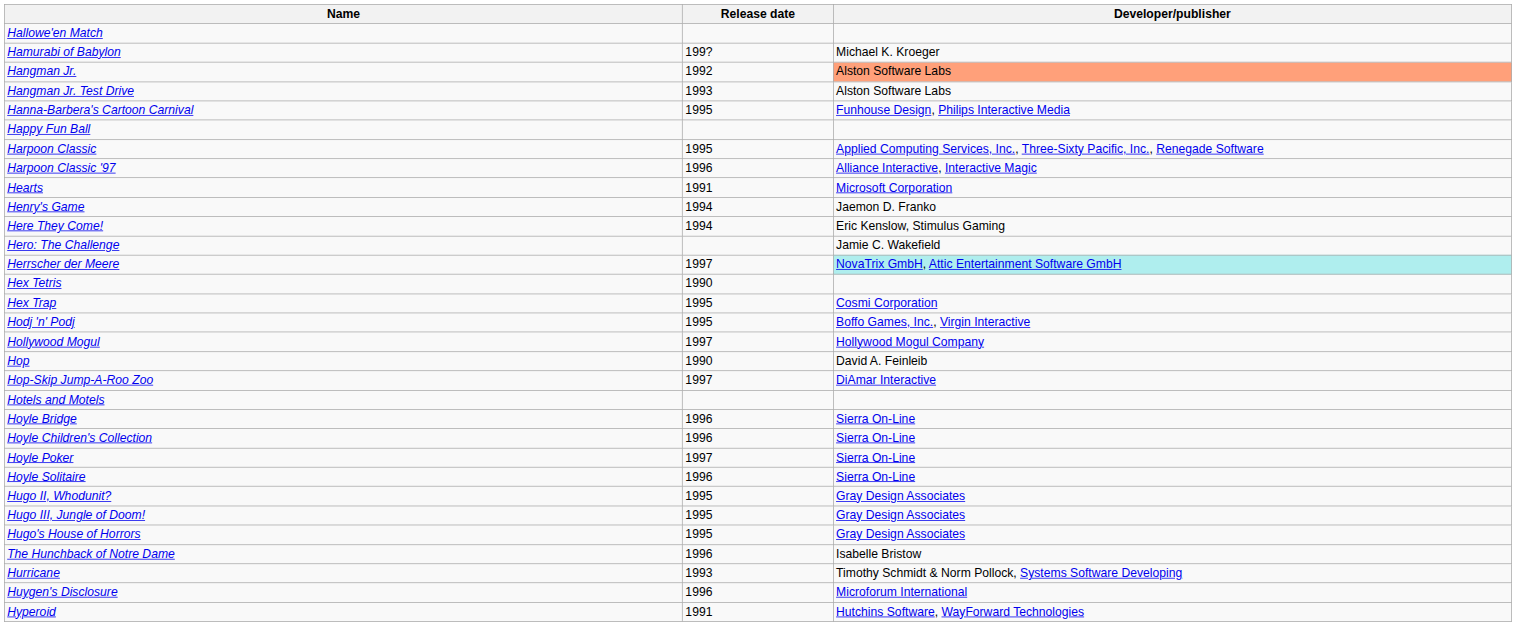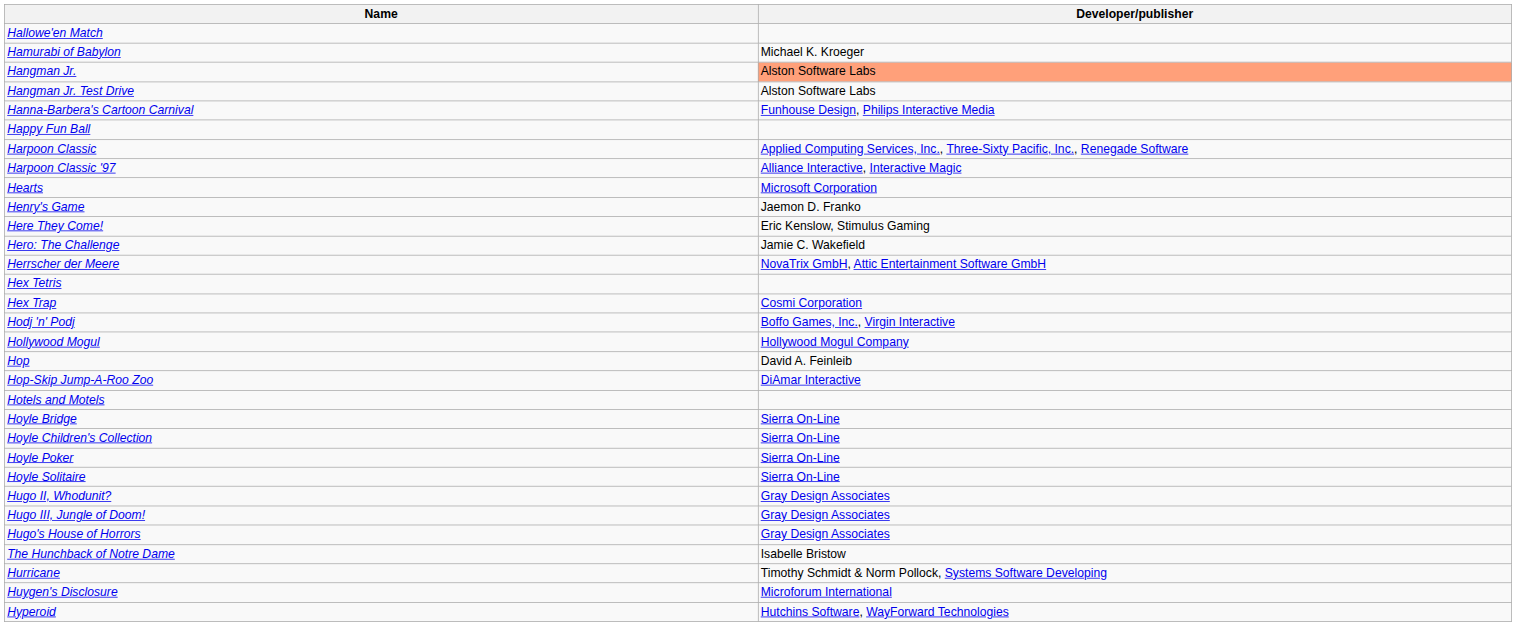- column: (758, 14)
(979, 264) paleturquoise background -> (903, 264) no background
